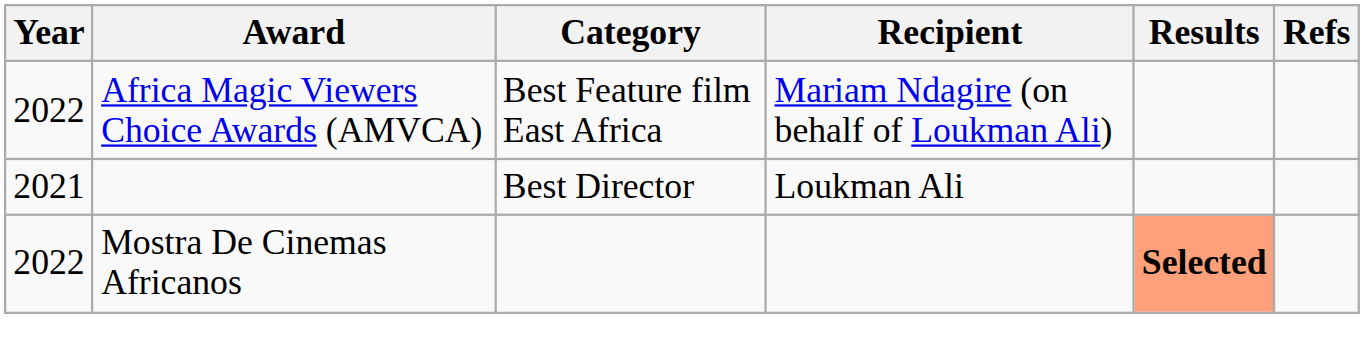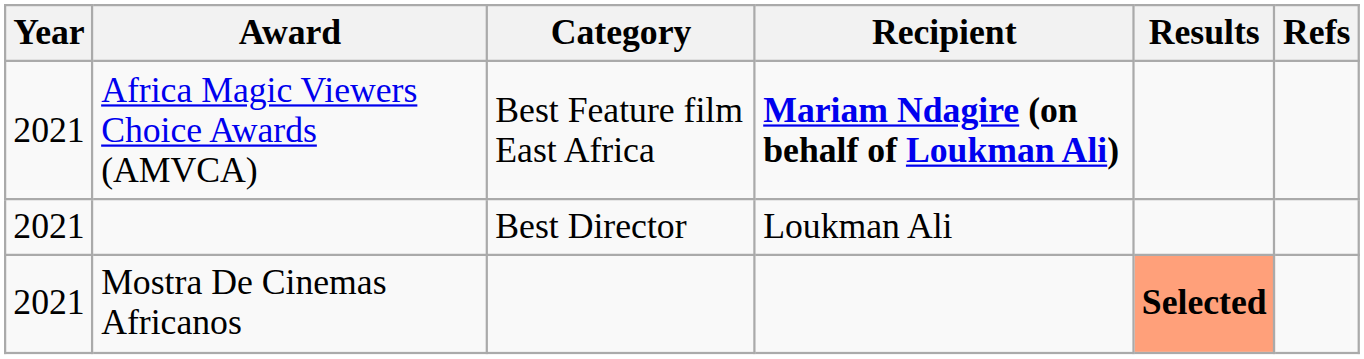(49, 109) 2022 -> (49, 129) 2021
(944, 109) normal -> (941, 129) bold
(49, 262) 2022 -> (49, 302) 2021
